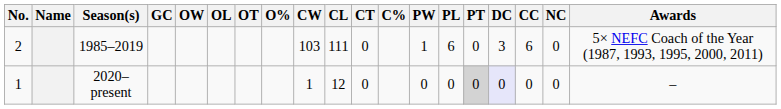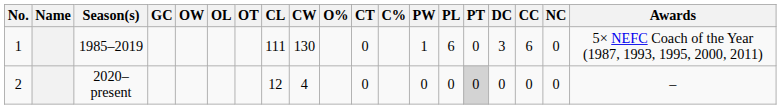columns swapped: (278, 15) <-> (338, 15)
(18, 46) 2 -> (18, 46) 1
(309, 46) 103 -> (304, 46) 130
(18, 84) 1 -> (18, 84) 2
(309, 84) 1 -> (304, 84) 4
(502, 84) lavender background -> (502, 84) no background
